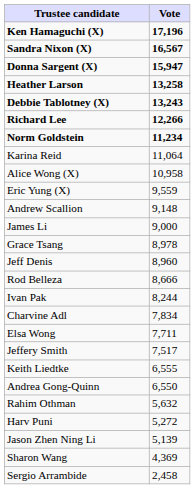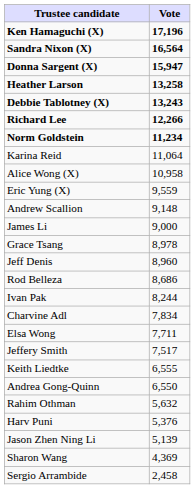(167, 48) 16,567 -> (167, 48) 16,564
(165, 279) 8,666 -> (165, 279) 8,686
(165, 421) 5,272 -> (165, 421) 5,376
